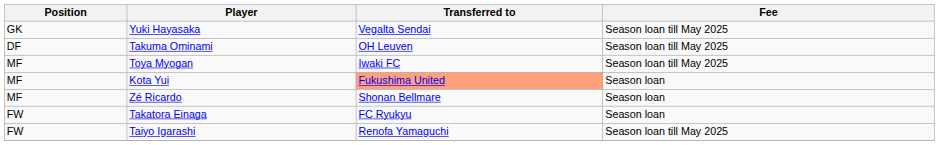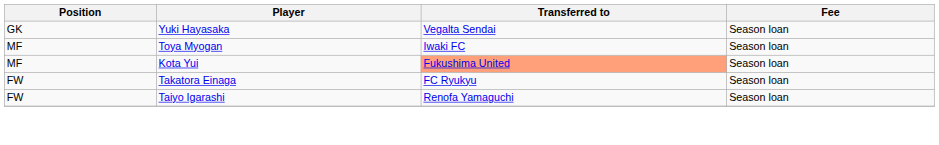(667, 30) Season loan till May 2025 -> (759, 30) Season loan
- row: (171, 47)
(667, 64) Season loan till May 2025 -> (759, 47) Season loan
- row: (156, 98)
(667, 132) Season loan till May 2025 -> (759, 98) Season loan
